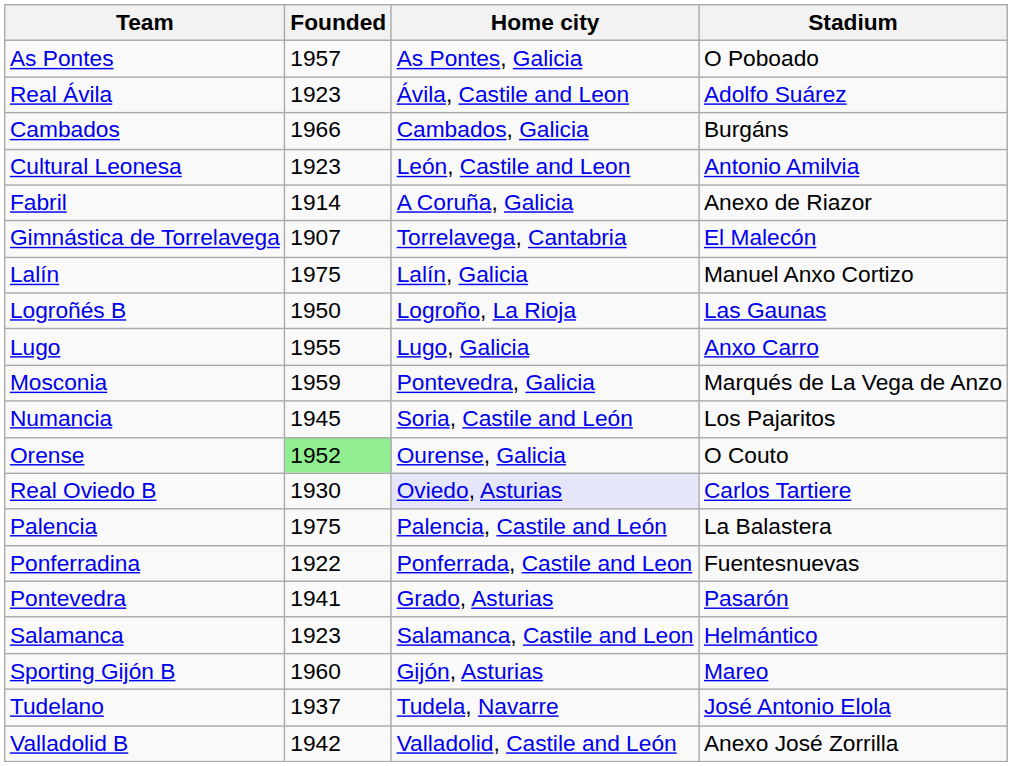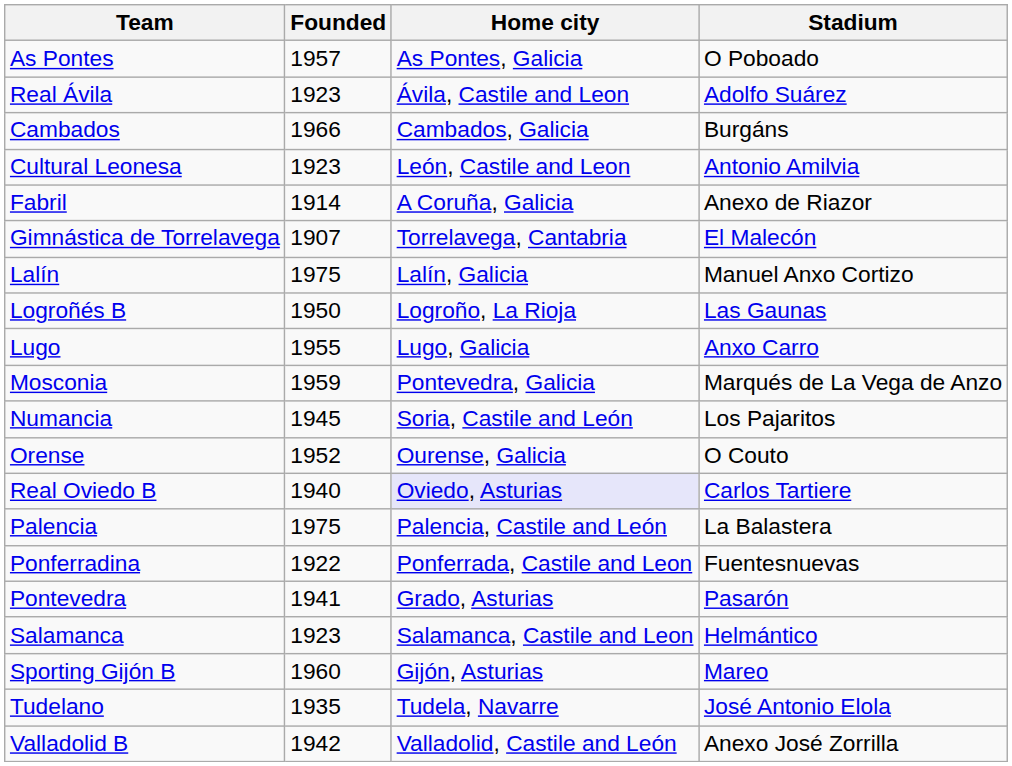(316, 454) lightgreen background -> (316, 454) no background
(316, 490) 1930 -> (316, 490) 1940
(316, 707) 1937 -> (316, 707) 1935
